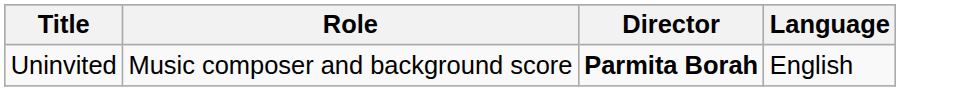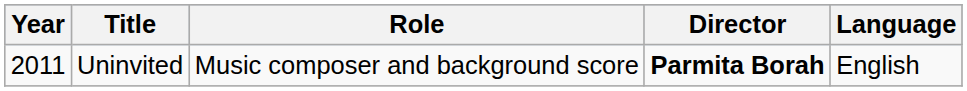+ column: (38, 24)
